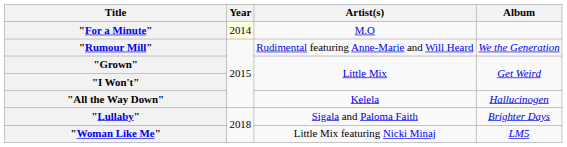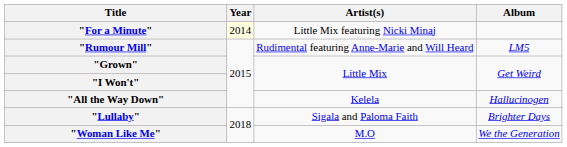(365, 30) M.O -> (365, 30) Little Mix featuring Nicki Minaj
(519, 47) We the Generation -> (519, 47) LM5
(365, 133) Little Mix featuring Nicki Minaj -> (365, 133) M.O
(519, 133) LM5 -> (519, 133) We the Generation
